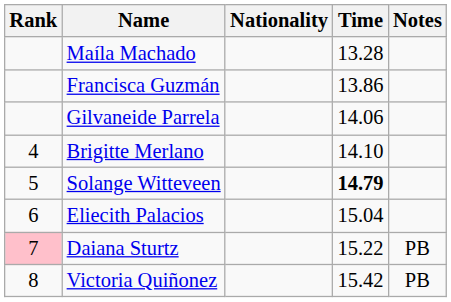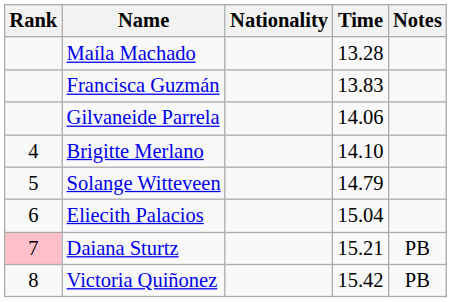(360, 85) 13.86 -> (360, 85) 13.83
(360, 183) bold -> (360, 183) normal
(360, 248) 15.22 -> (360, 248) 15.21
